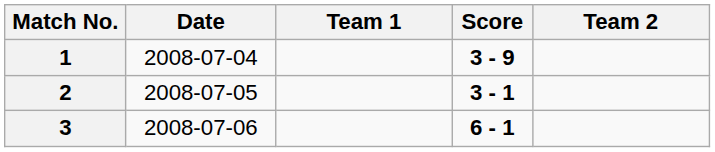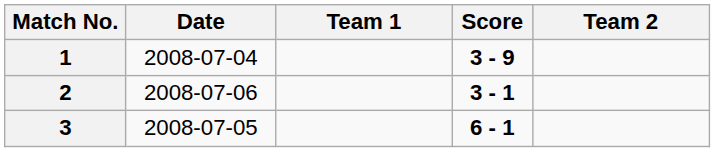(201, 92) 2008-07-05 -> (201, 92) 2008-07-06
(201, 127) 2008-07-06 -> (201, 127) 2008-07-05
